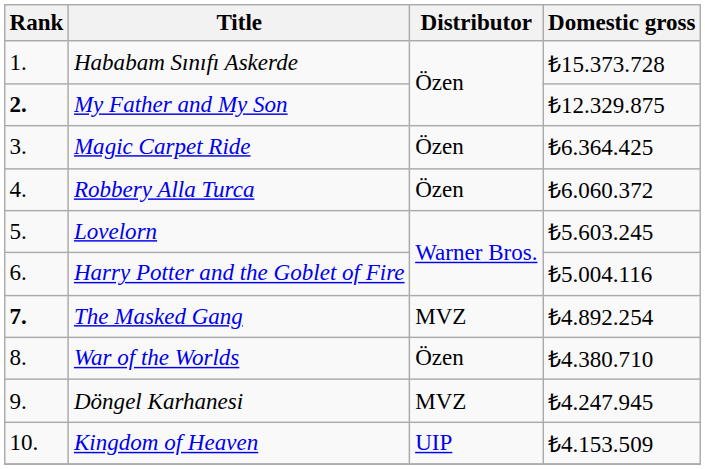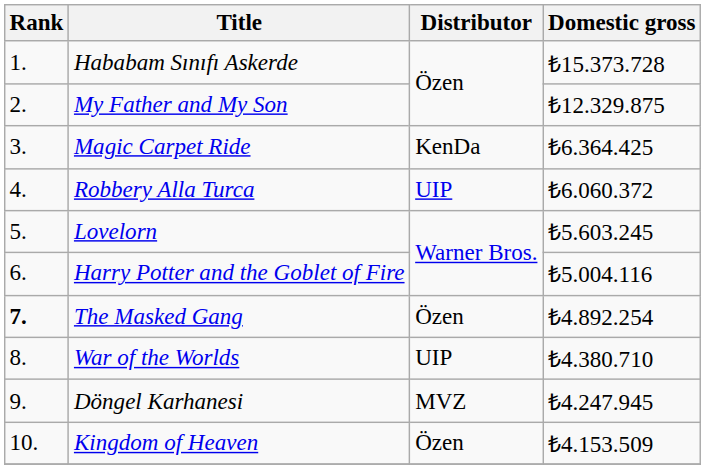(18, 104) bold -> (18, 104) normal
(439, 146) Özen -> (448, 146) KenDa
(439, 189) Özen -> (434, 189) UIP
(441, 315) MVZ -> (439, 315) Özen
(439, 358) Özen -> (434, 358) UIP
(434, 442) UIP -> (439, 442) Özen
